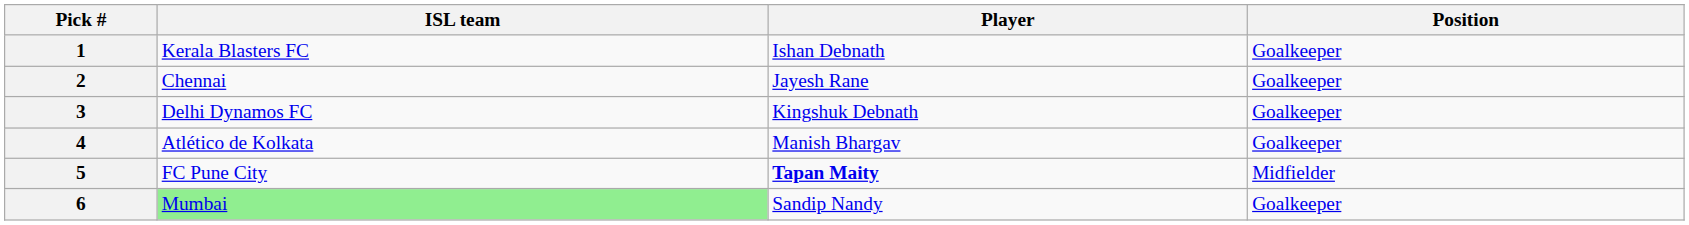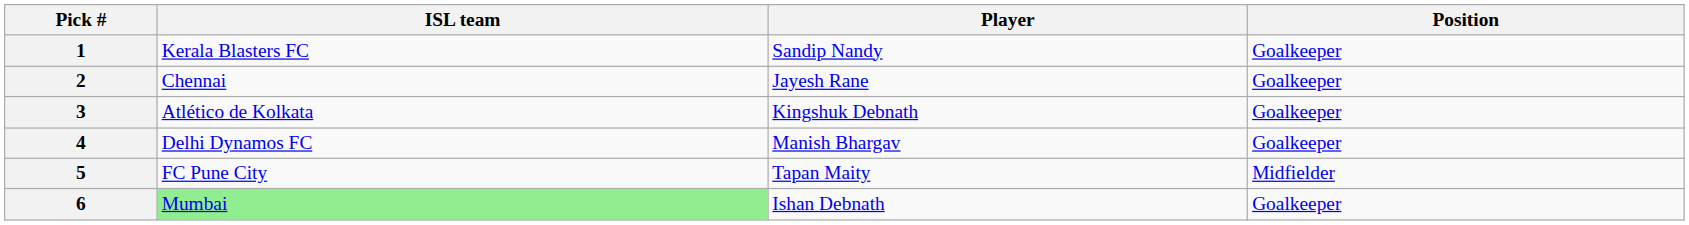(829, 50) Ishan Debnath -> (827, 50) Sandip Nandy
(237, 111) Delhi Dynamos FC -> (238, 111) Atlético de Kolkata
(238, 142) Atlético de Kolkata -> (237, 142) Delhi Dynamos FC
(826, 173) bold -> (821, 173) normal
(827, 204) Sandip Nandy -> (829, 204) Ishan Debnath
